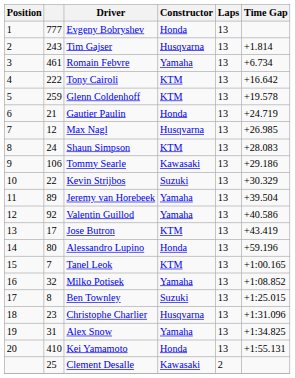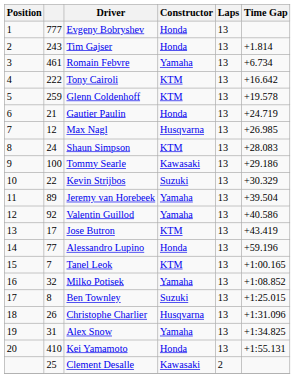(182, 46) Husqvarna -> (174, 46) Honda
(54, 164) 106 -> (54, 164) 100
(52, 248) 80 -> (52, 248) 77
(52, 315) 23 -> (52, 315) 26
